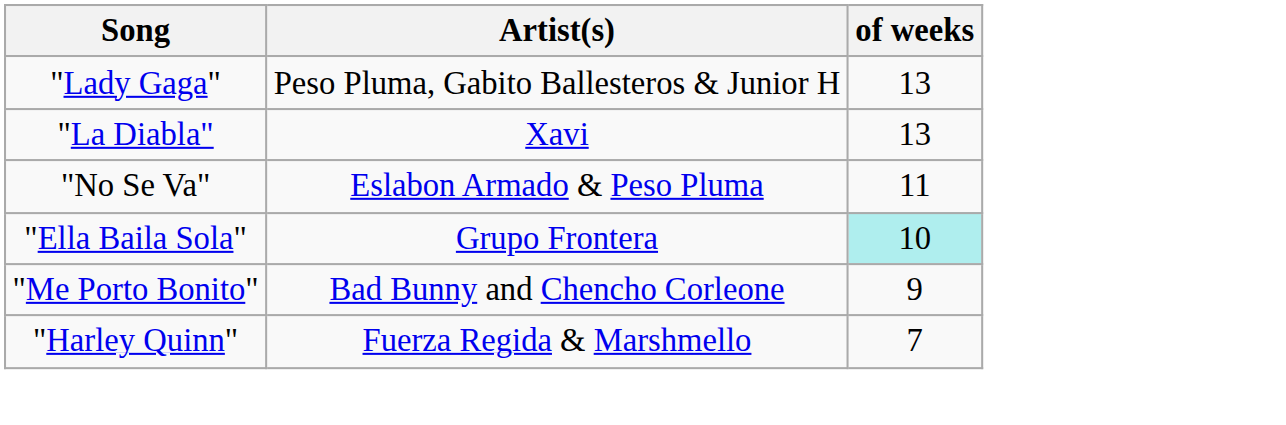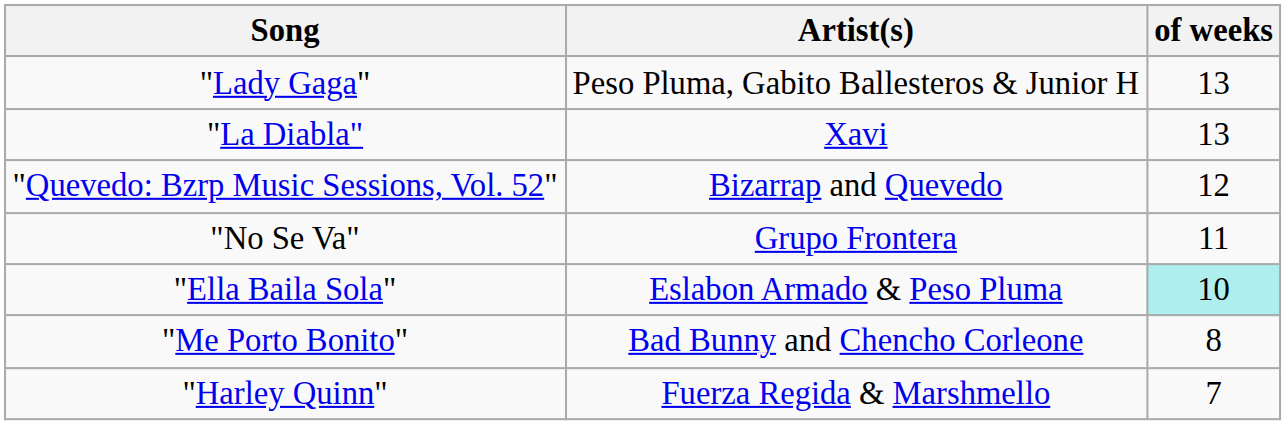+ row: (285, 185)
(557, 185) Eslabon Armado & Peso Pluma -> (856, 237) Grupo Frontera
(557, 237) Grupo Frontera -> (856, 289) Eslabon Armado & Peso Pluma
(915, 289) 9 -> (1214, 340) 8
